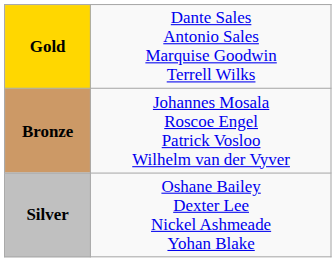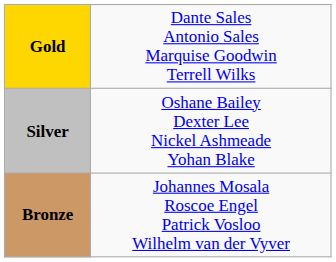rows swapped: (48, 214) <-> (48, 130)
